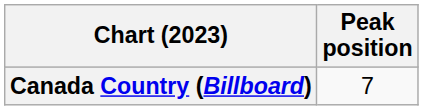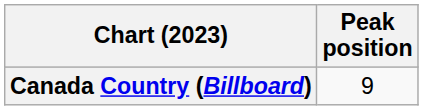(368, 85) 7 -> (368, 85) 9
